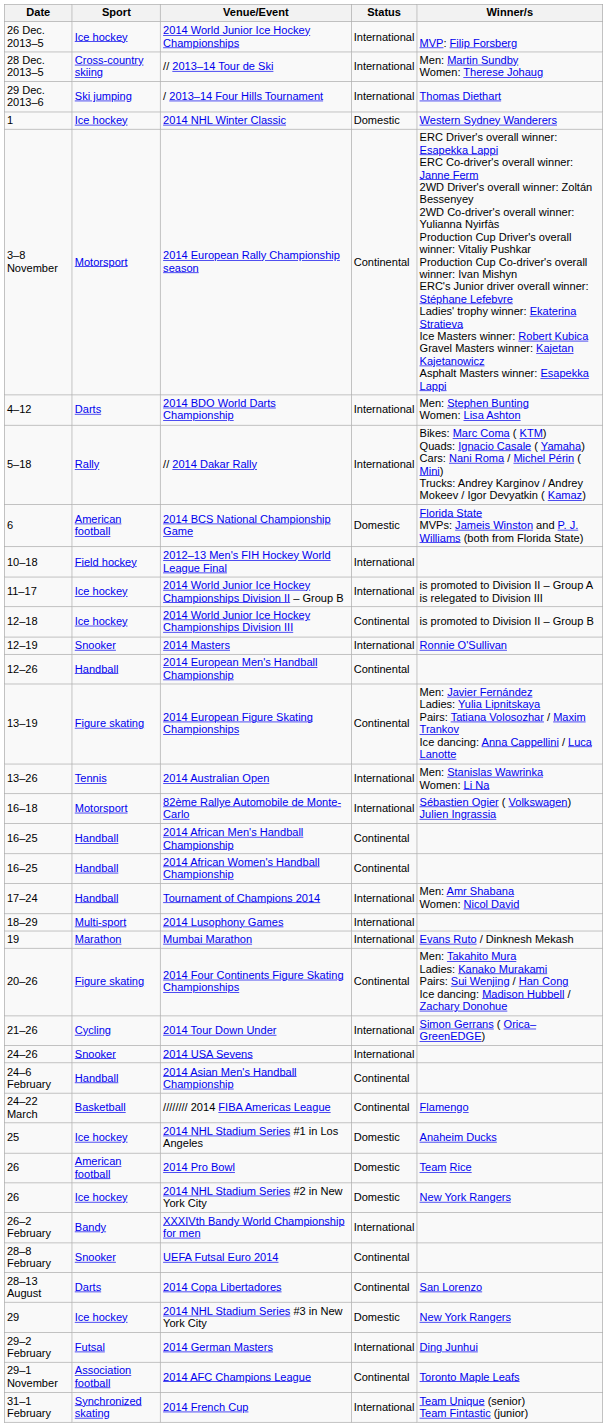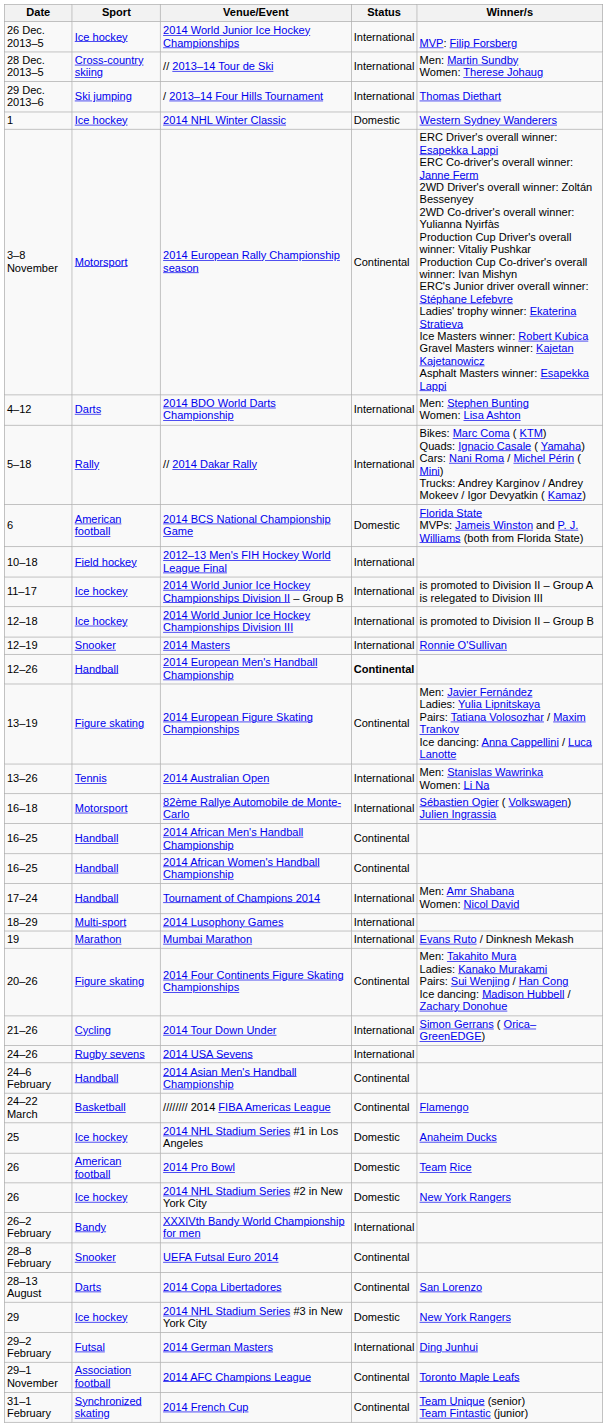(382, 621) Continental -> (384, 621) International
(382, 669) normal -> (384, 669) bold
(95, 1054) Snooker -> (110, 1054) Rugby sevens
(384, 1407) International -> (382, 1407) Continental
